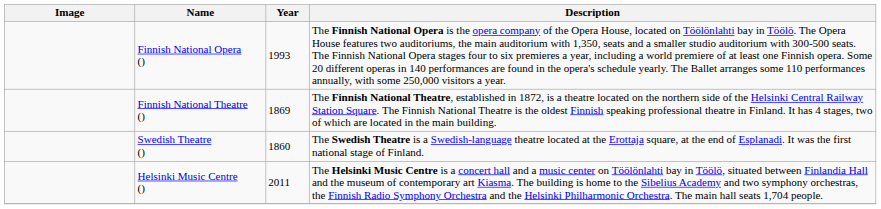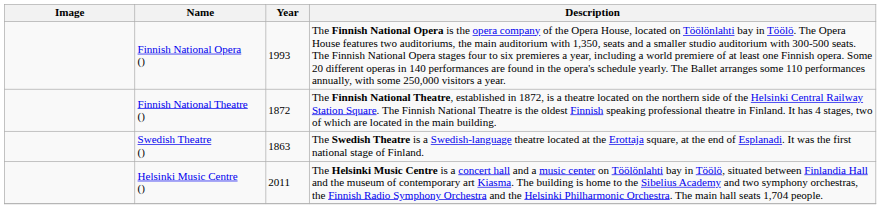(279, 110) 1869 -> (279, 110) 1872
(279, 146) 1860 -> (279, 146) 1863
